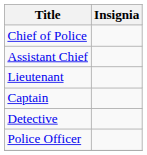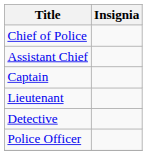rows swapped: (28, 98) <-> (35, 77)
